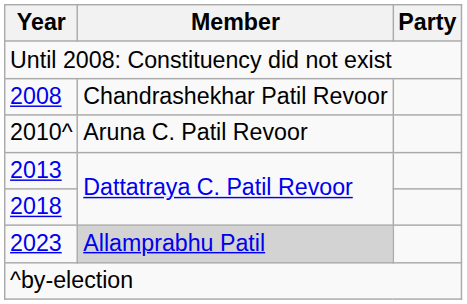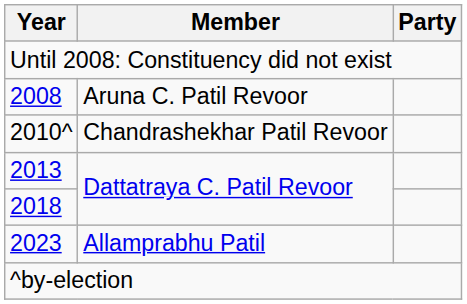(235, 96) Chandrashekhar Patil Revoor -> (195, 96) Aruna C. Patil Revoor
(195, 133) Aruna C. Patil Revoor -> (235, 133) Chandrashekhar Patil Revoor
(174, 243) lightgrey background -> (174, 243) no background
